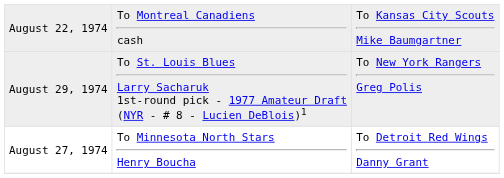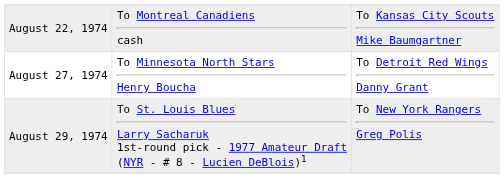rows swapped: (58, 150) <-> (58, 89)
